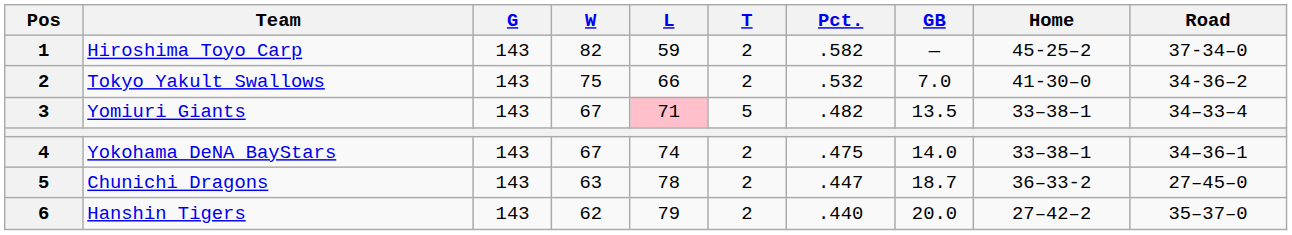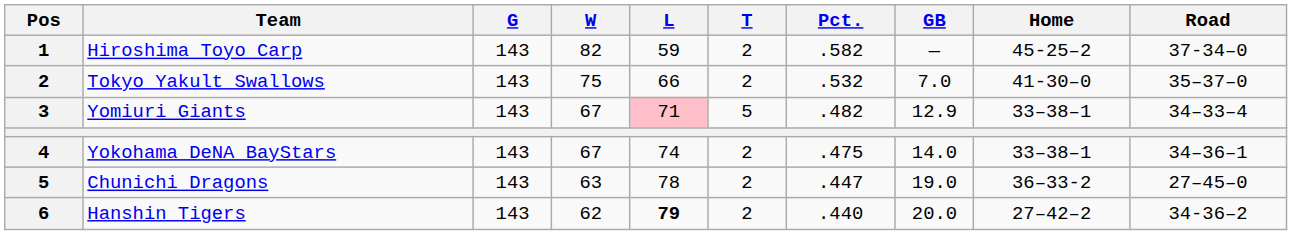(1208, 82) 34-36–2 -> (1208, 82) 35–37–0
(934, 112) 13.5 -> (934, 112) 12.9
(934, 183) 18.7 -> (934, 183) 19.0
(669, 213) normal -> (669, 213) bold
(1208, 213) 35–37–0 -> (1208, 213) 34-36–2
